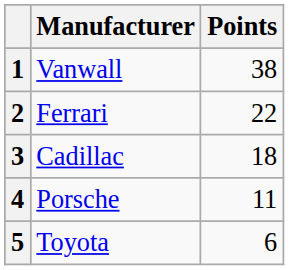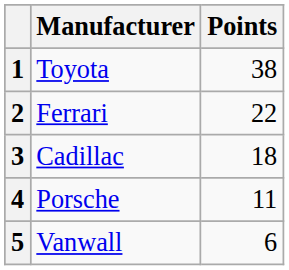(79, 69) Vanwall -> (73, 69) Toyota
(73, 243) Toyota -> (79, 243) Vanwall
